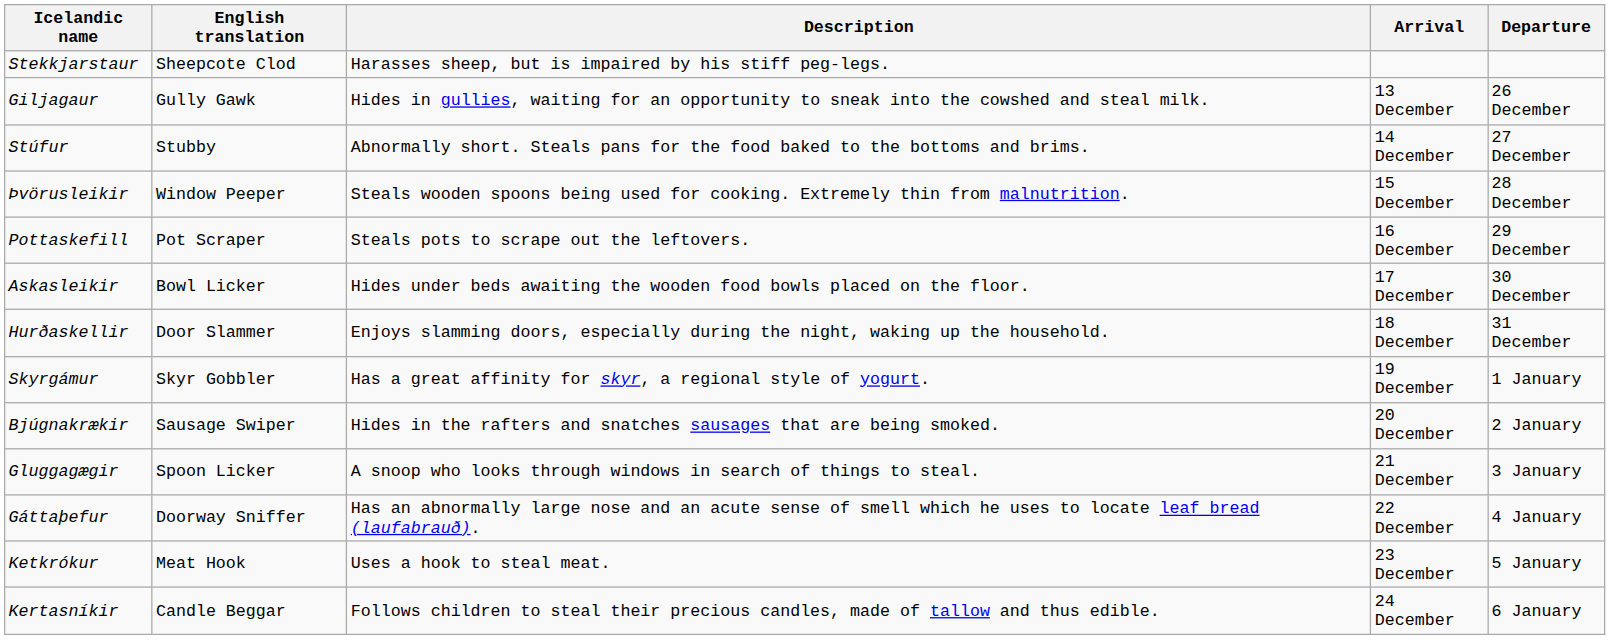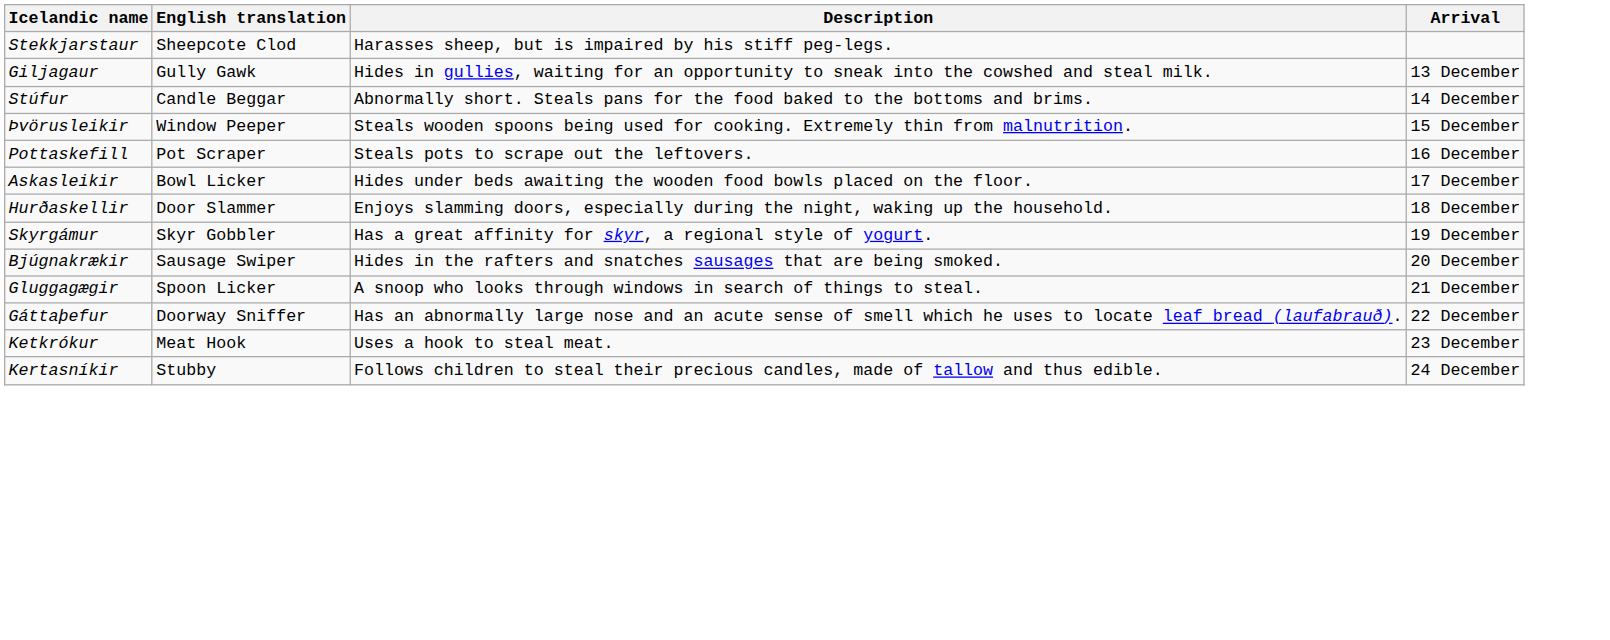- column: (1546, 28)
(186, 148) Stubby -> (221, 100) Candle Beggar
(221, 611) Candle Beggar -> (186, 371) Stubby
